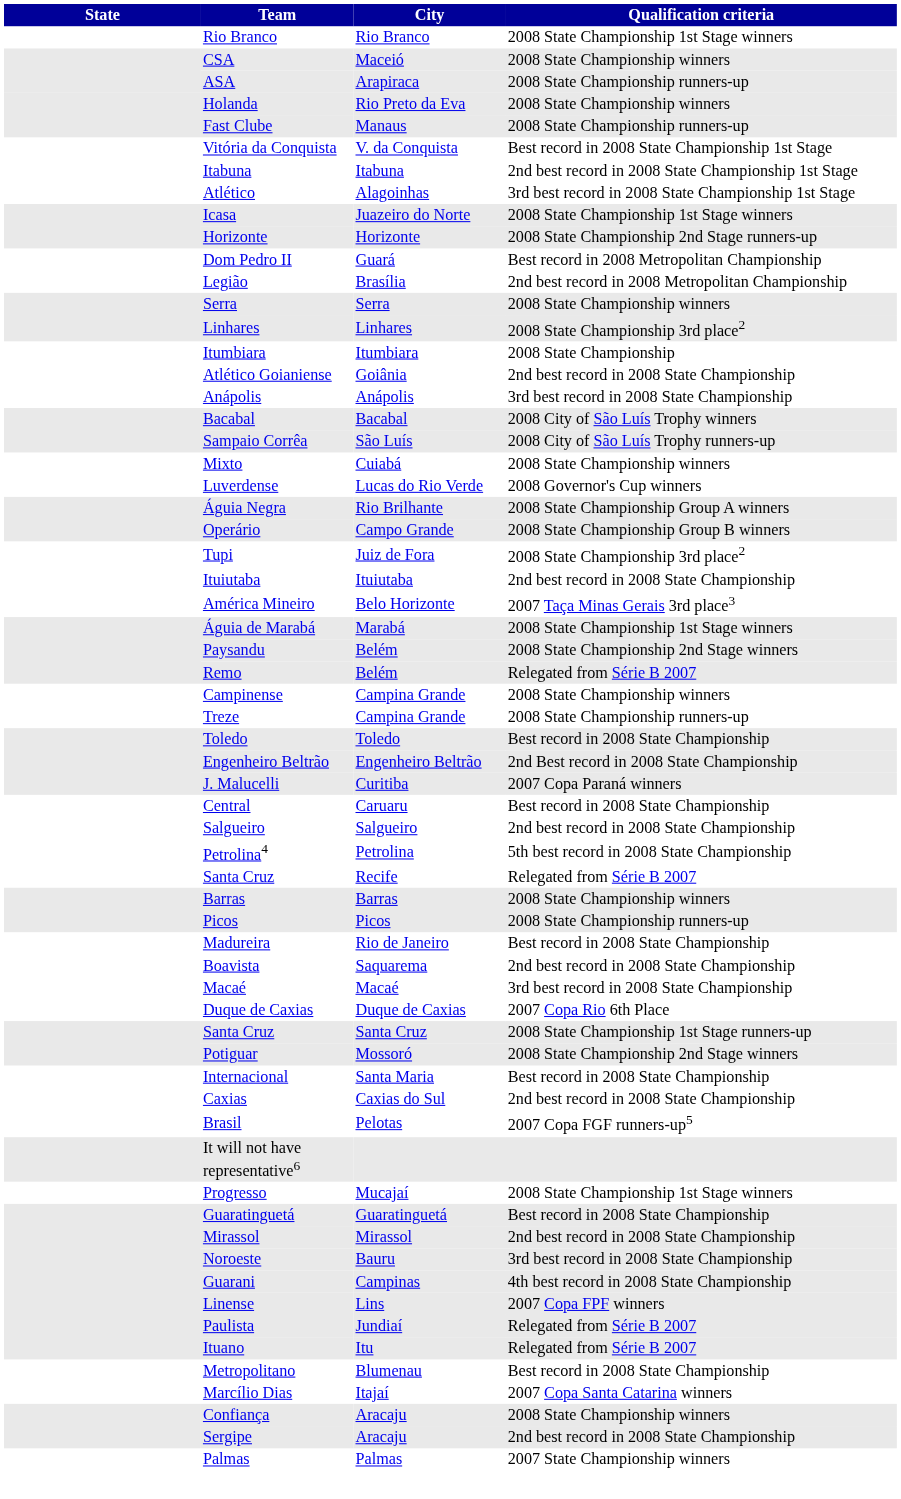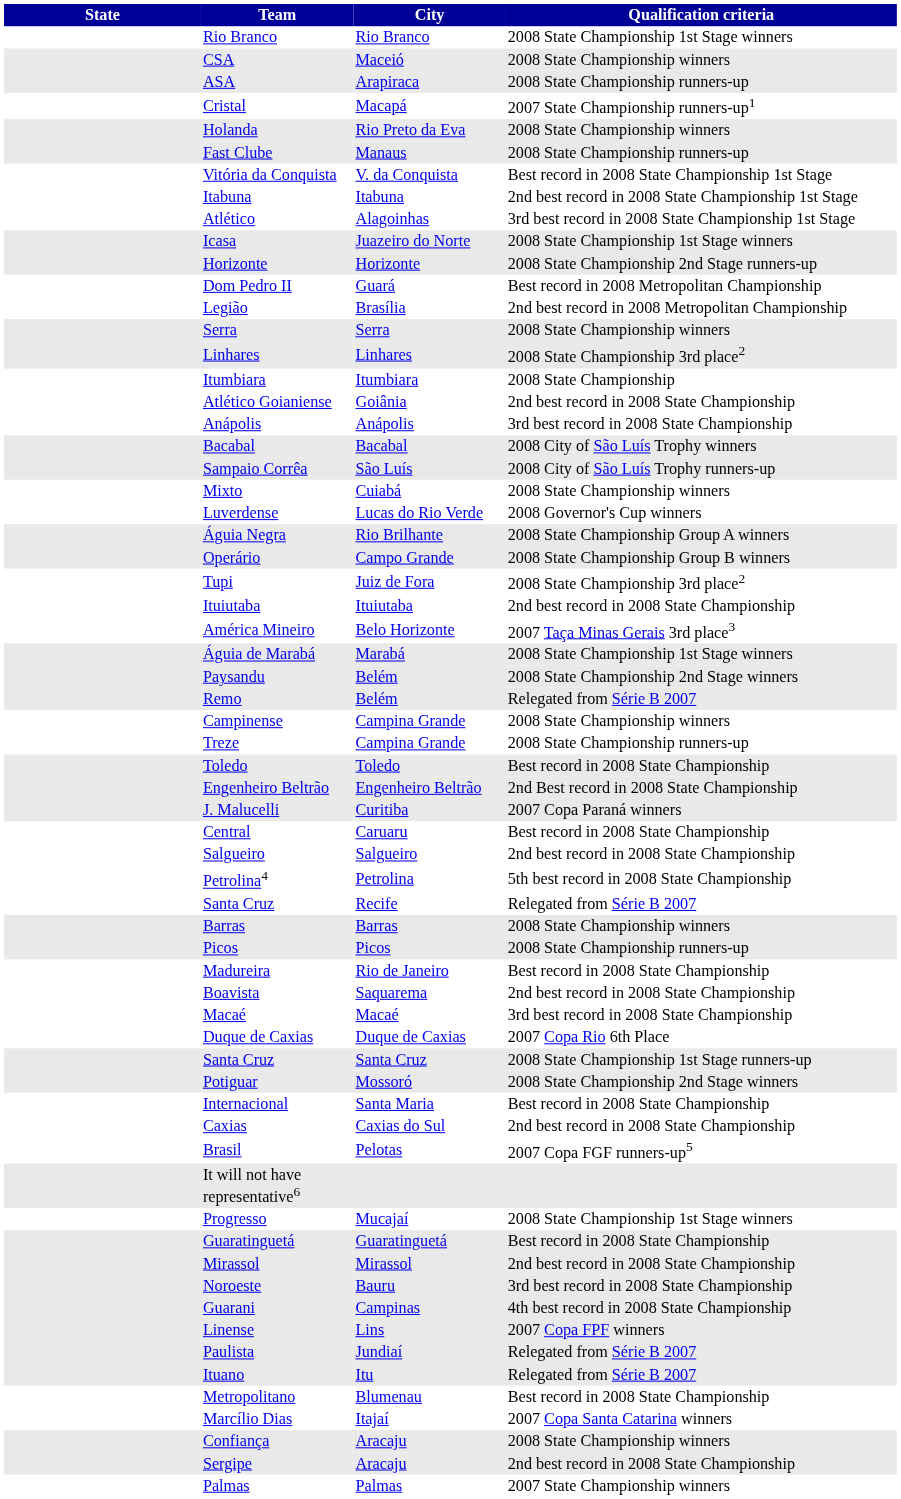+ row: (224, 106)
